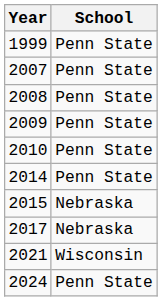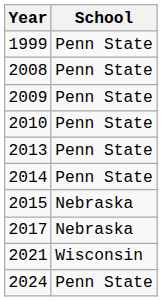- row: (28, 71)
+ row: (28, 150)
